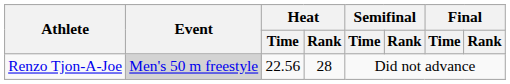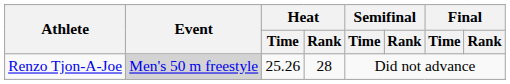(283, 67) 22.56 -> (283, 67) 25.26
